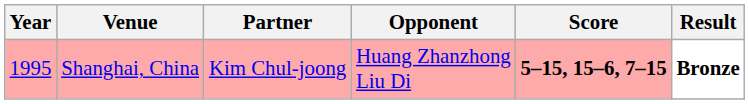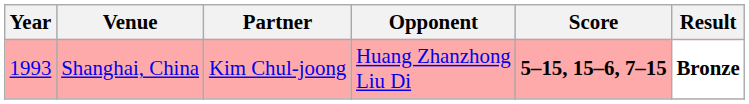(30, 68) 1995 -> (30, 68) 1993
